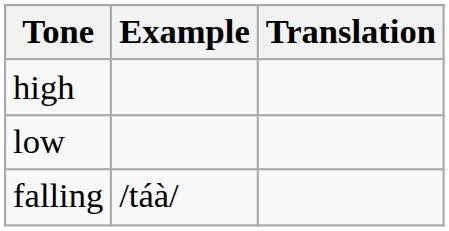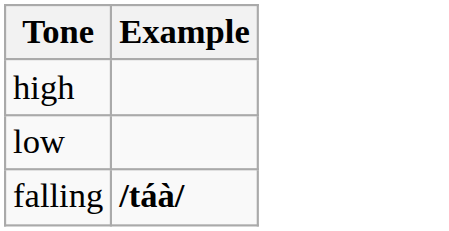- column: (351, 31)
(149, 196) normal -> (152, 196) bold
